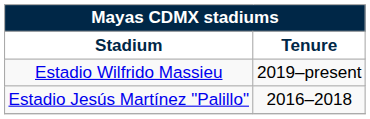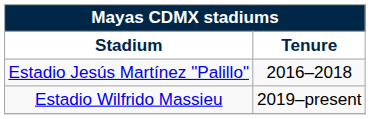rows swapped: (129, 99) <-> (129, 72)
